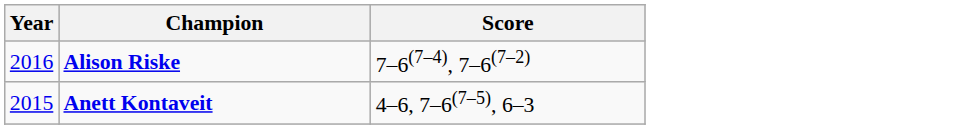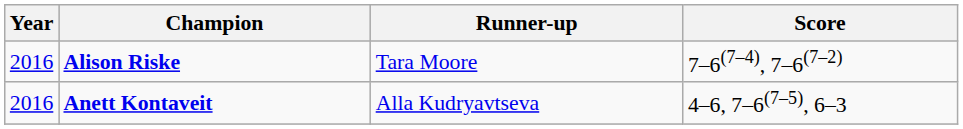+ column: (527, 22)
(32, 103) 2015 -> (32, 103) 2016
